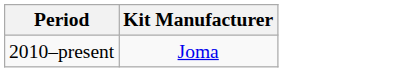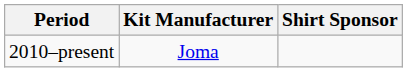+ column: (340, 19)
